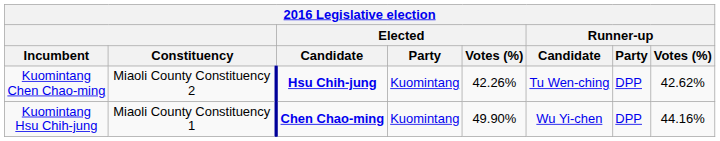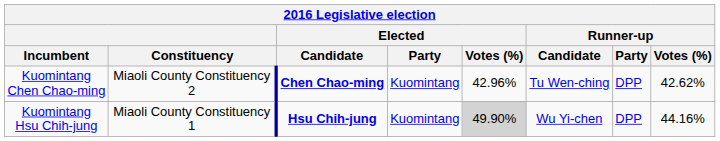(332, 83) Hsu Chih-jung -> (332, 83) Chen Chao-ming
(494, 83) 42.26% -> (494, 83) 42.96%
(332, 118) Chen Chao-ming -> (332, 118) Hsu Chih-jung
(494, 118) no background -> (494, 118) lightgrey background
